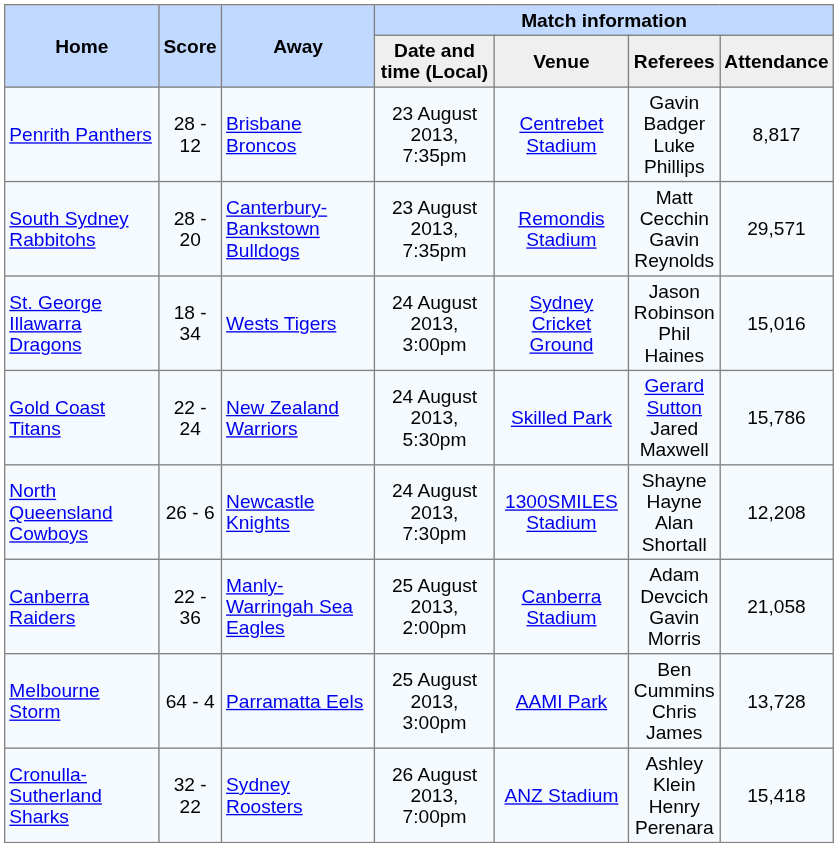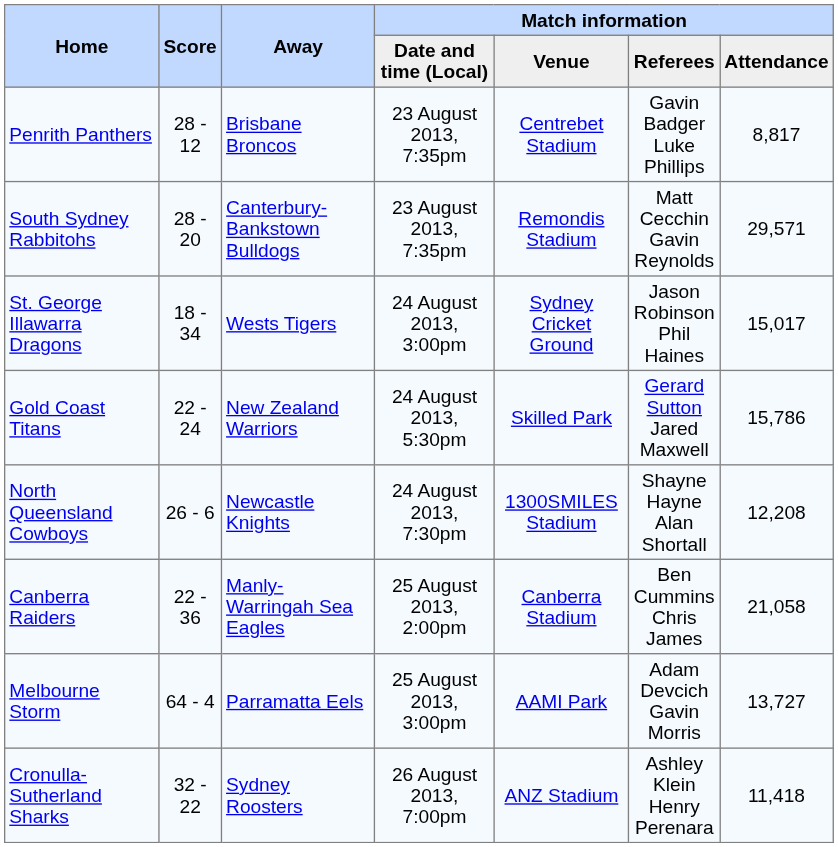(776, 323) 15,016 -> (776, 323) 15,017
(674, 606) Adam Devcich Gavin Morris -> (674, 606) Ben Cummins Chris James
(674, 701) Ben Cummins Chris James -> (674, 701) Adam Devcich Gavin Morris
(776, 701) 13,728 -> (776, 701) 13,727
(776, 795) 15,418 -> (776, 795) 11,418
